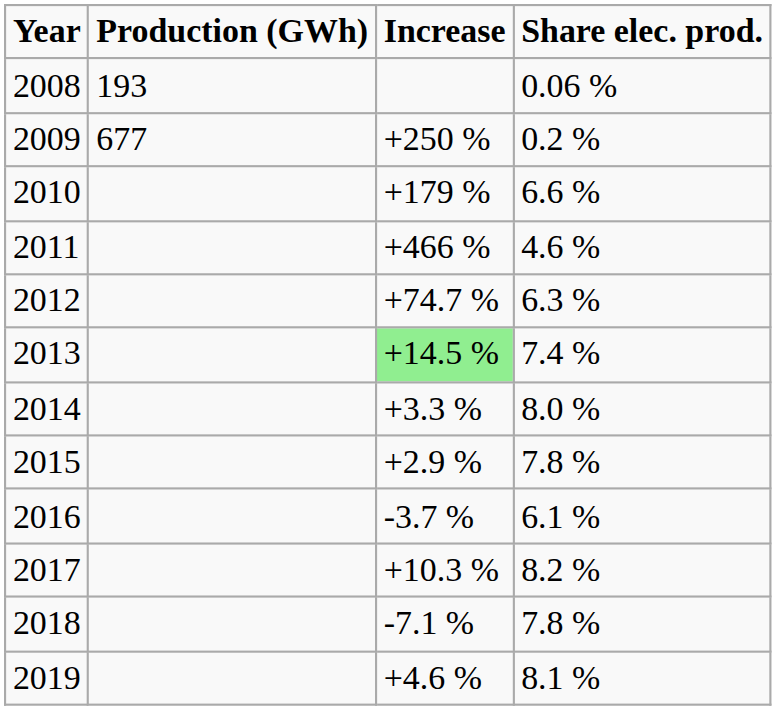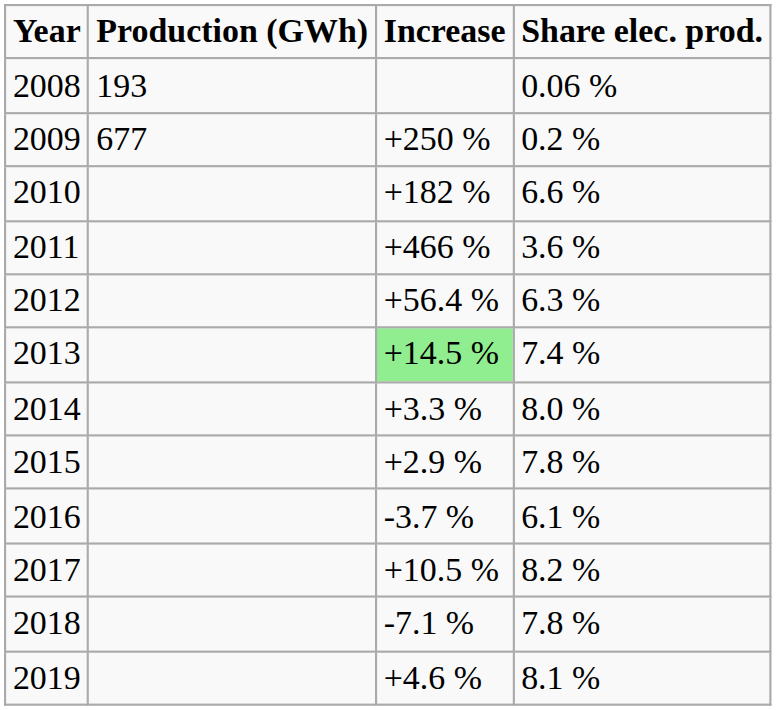(437, 192) +179 % -> (437, 192) +182 %
(561, 246) 4.6 % -> (561, 246) 3.6 %
(441, 300) +74.7 % -> (441, 300) +56.4 %
(441, 569) +10.3 % -> (441, 569) +10.5 %
